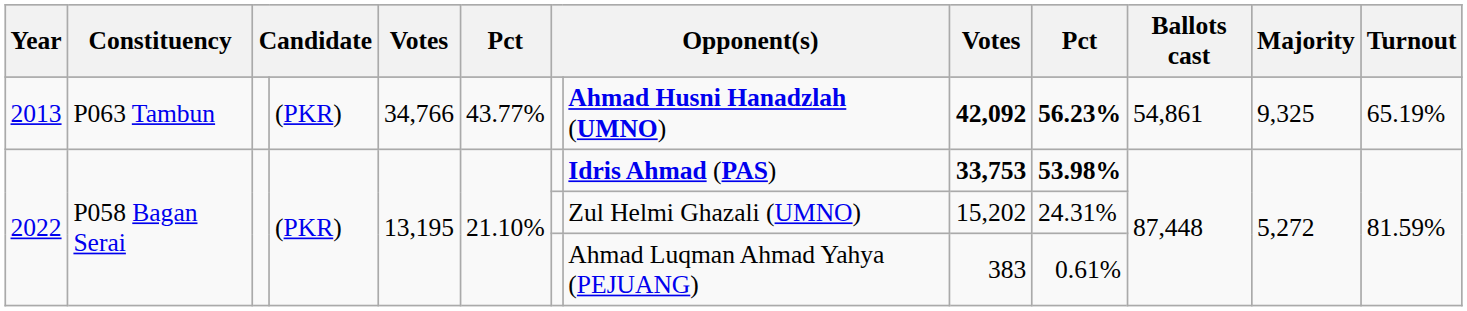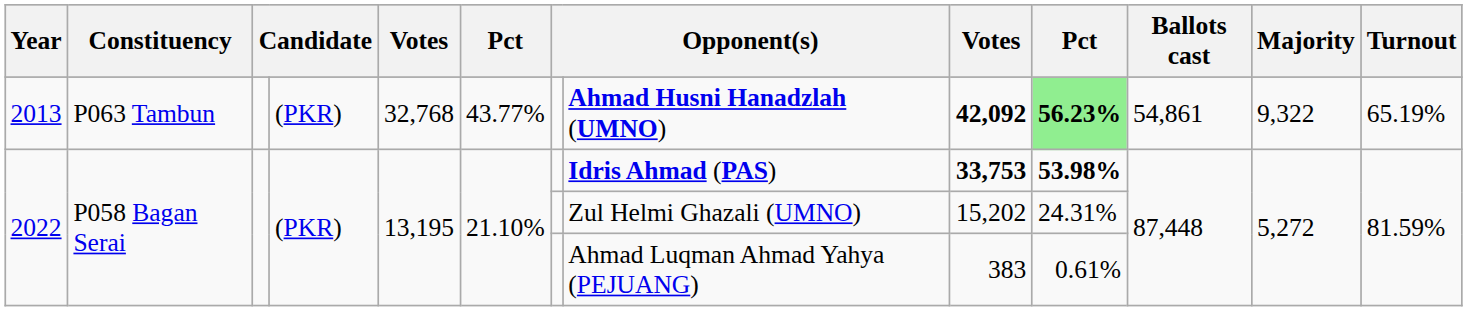(419, 113) 34,766 -> (419, 113) 32,768
(1080, 113) no background -> (1080, 113) lightgreen background
(1286, 113) 9,325 -> (1286, 113) 9,322
